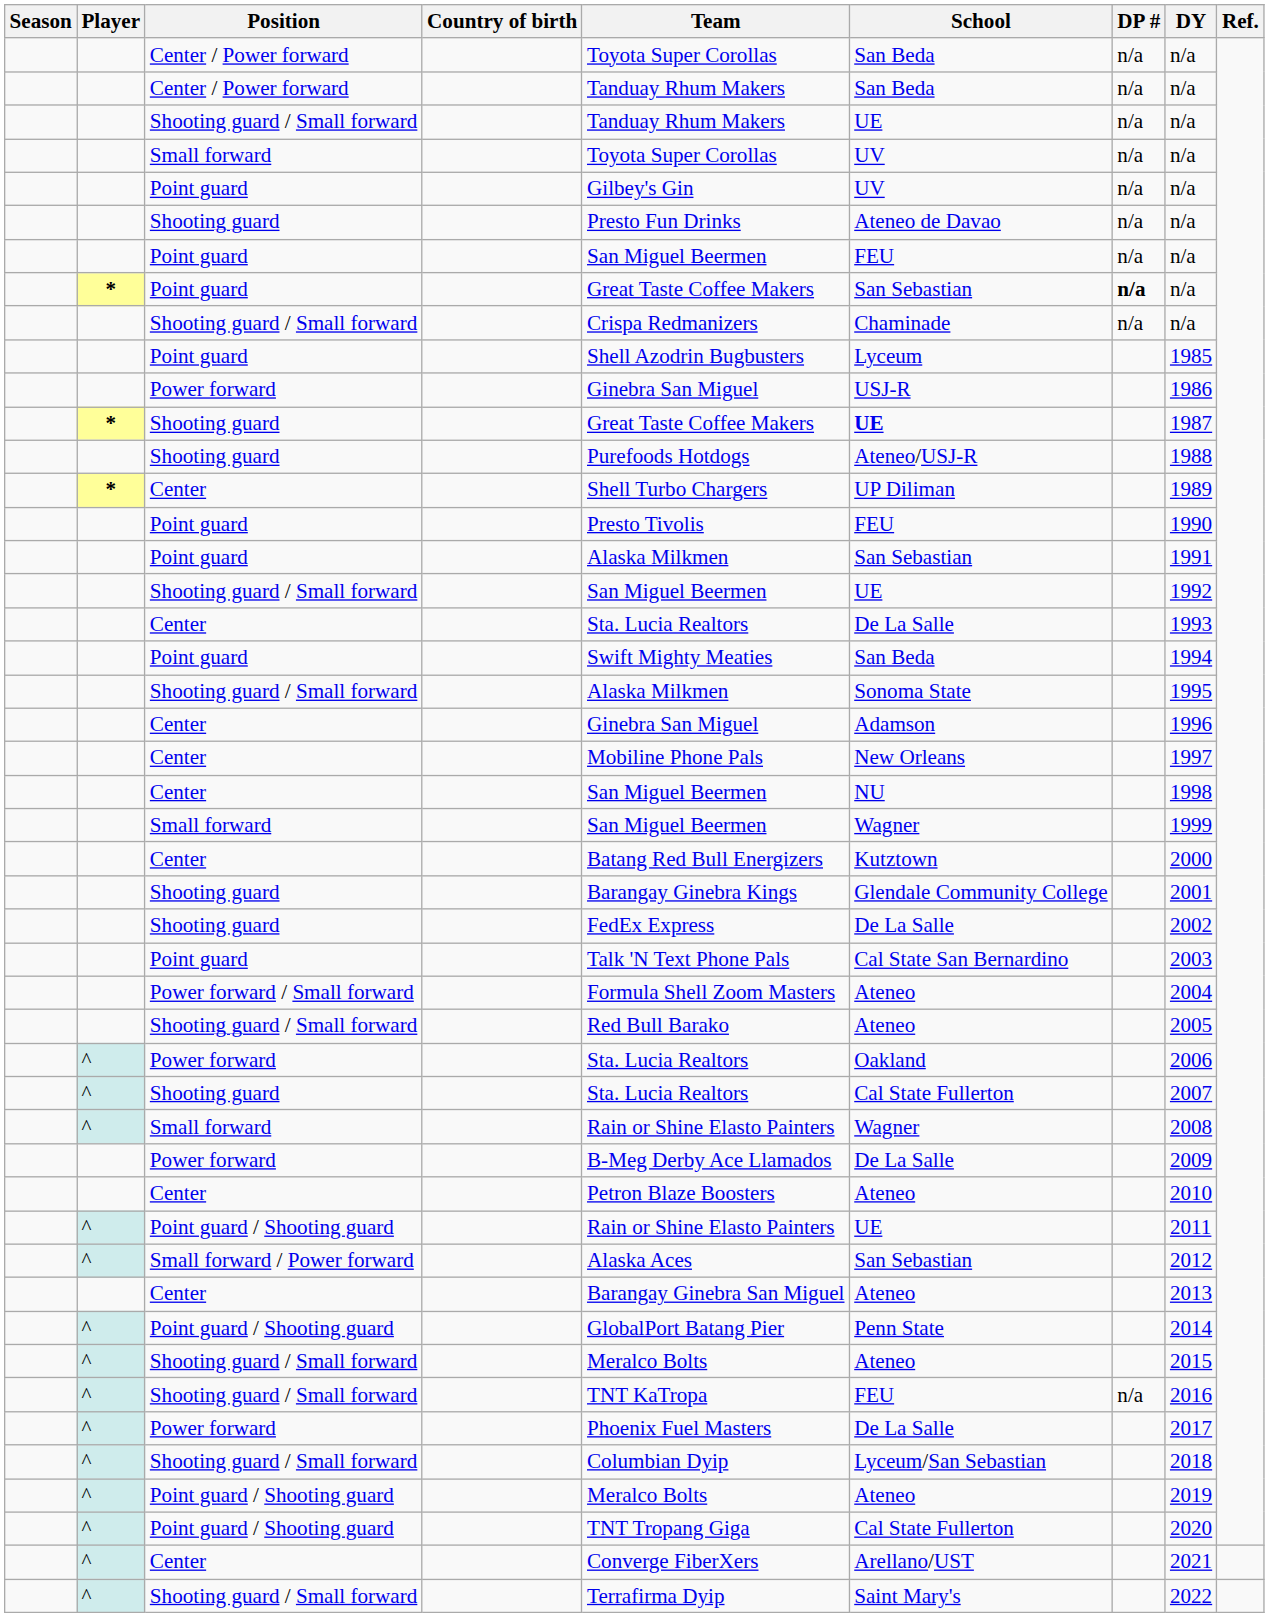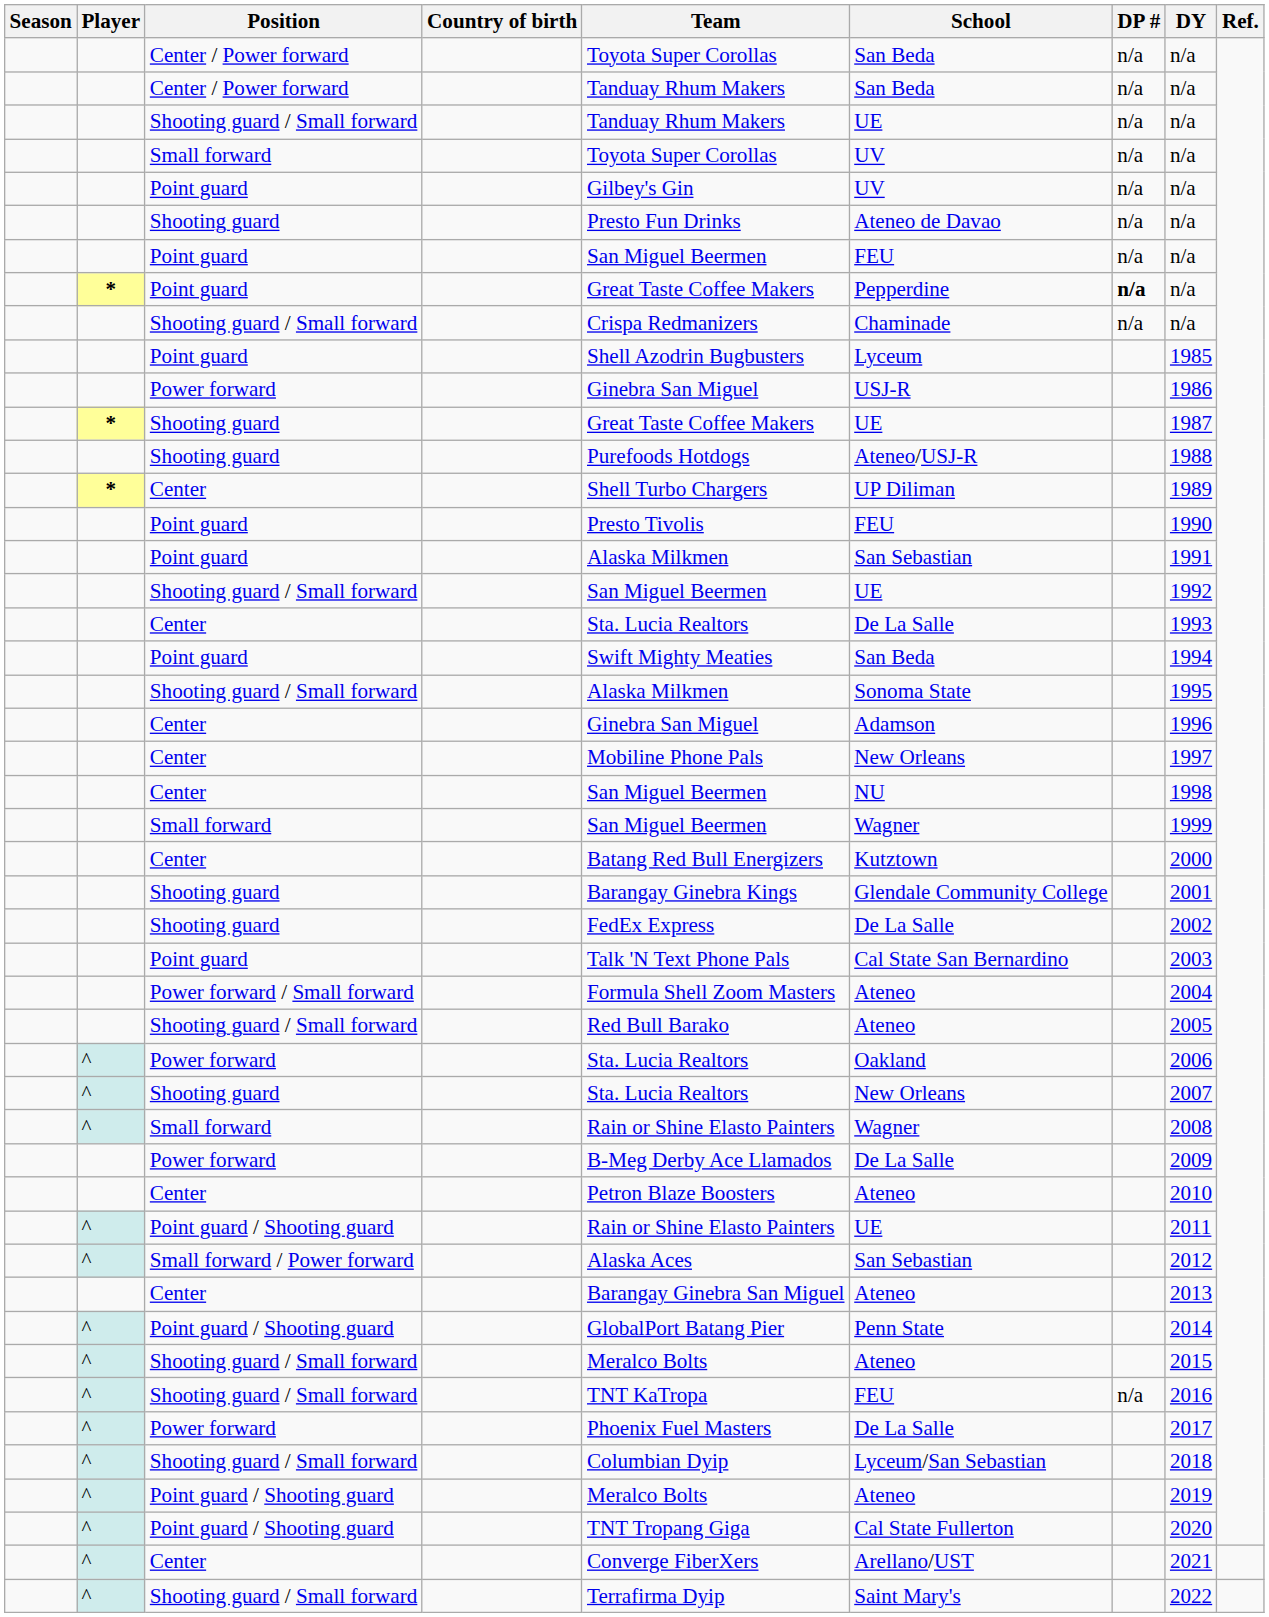(913, 289) San Sebastian -> (902, 289) Pepperdine
(869, 423) bold -> (868, 423) normal
(934, 1093) Cal State Fullerton -> (910, 1093) New Orleans
